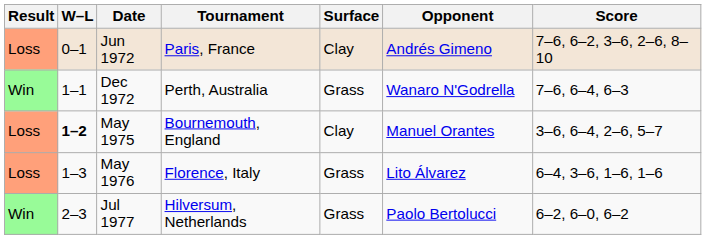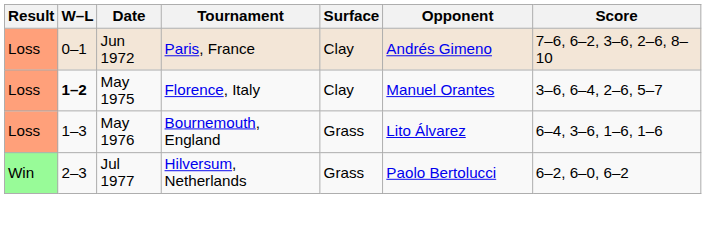- row: (117, 90)
(212, 131) Bournemouth, England -> (212, 90) Florence, Italy
(212, 172) Florence, Italy -> (212, 131) Bournemouth, England
